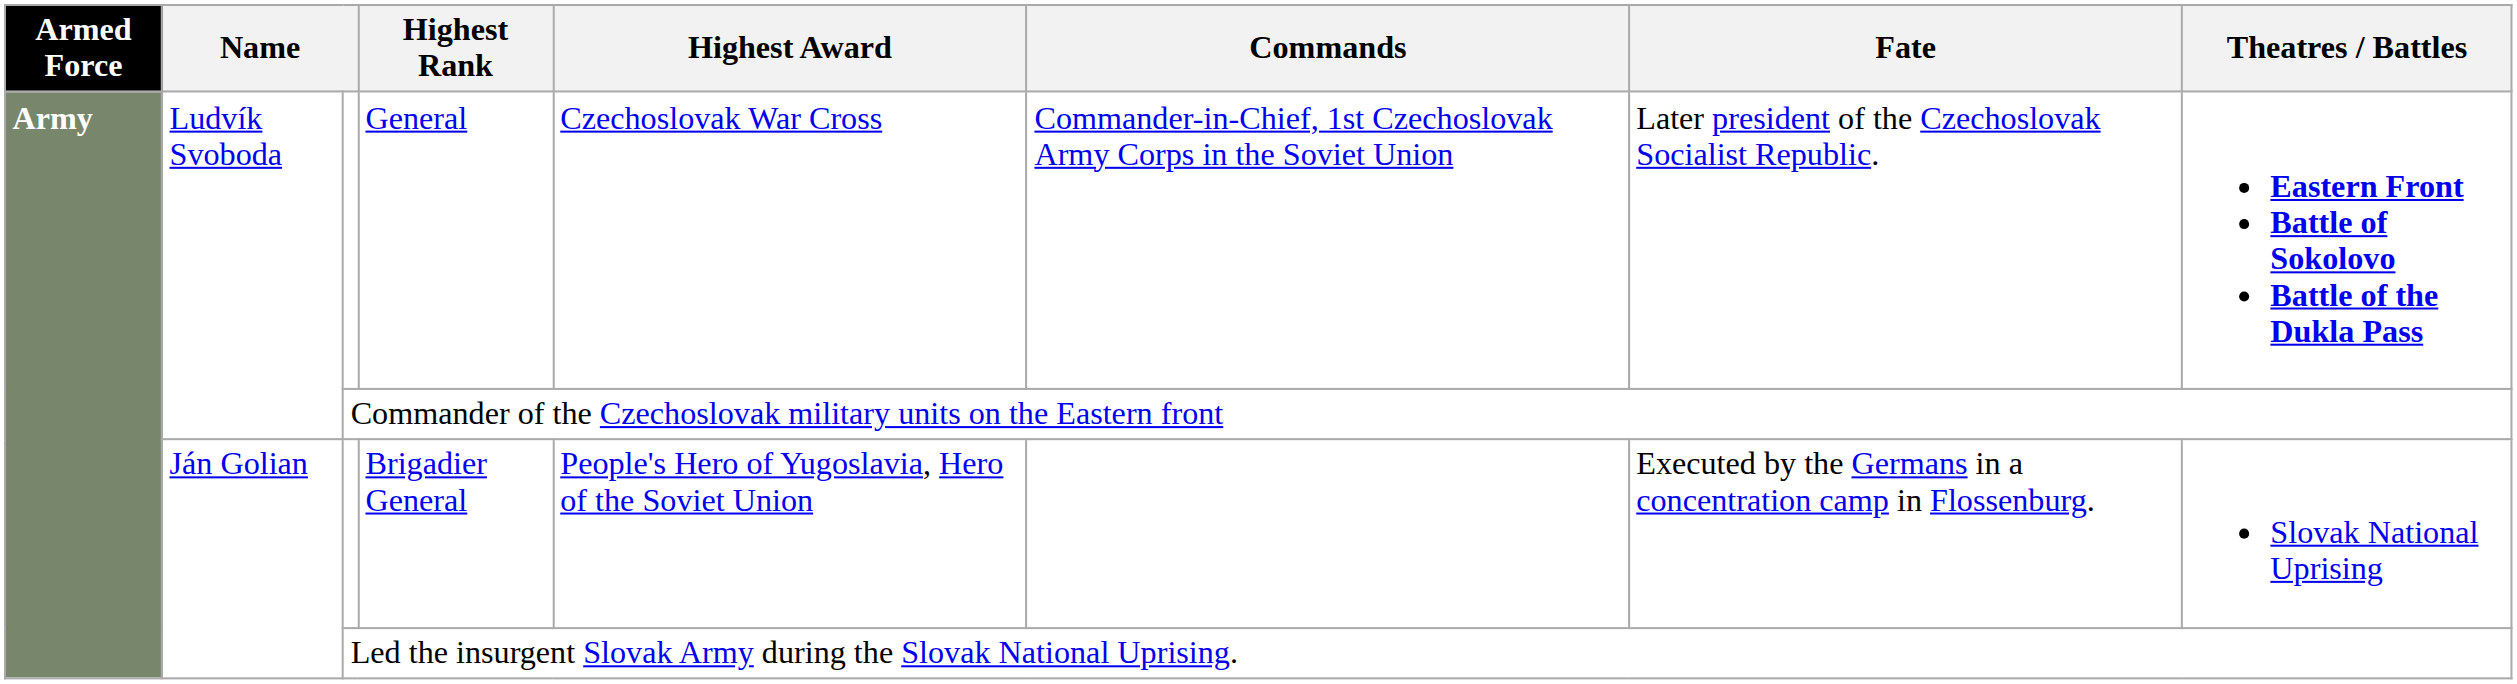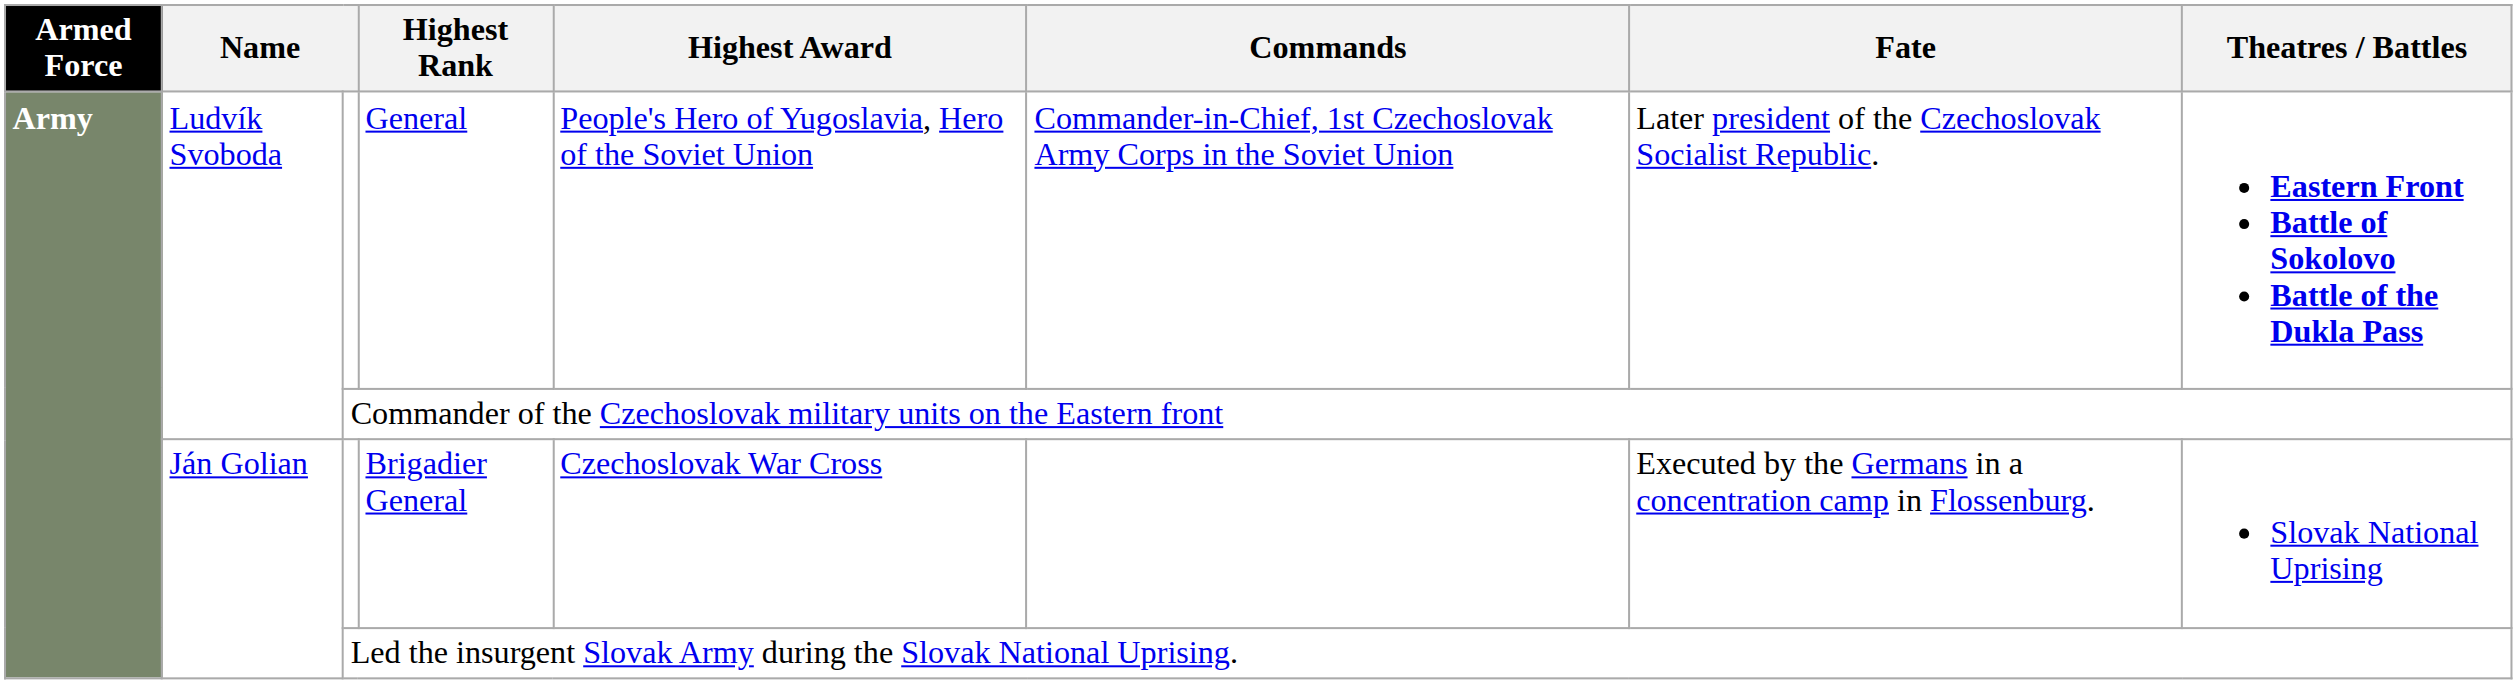(721, 117) Czechoslovak War Cross -> (782, 135) People's Hero of Yugoslavia, Hero of the Soviet Union
(782, 482) People's Hero of Yugoslavia, Hero of the Soviet Union -> (721, 464) Czechoslovak War Cross
